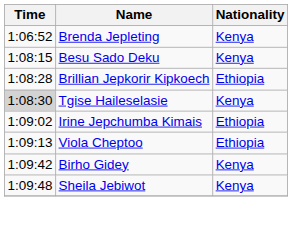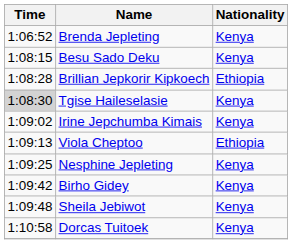(240, 121) Ethiopia -> (235, 121) Kenya
+ row: (116, 164)
+ row: (103, 228)
